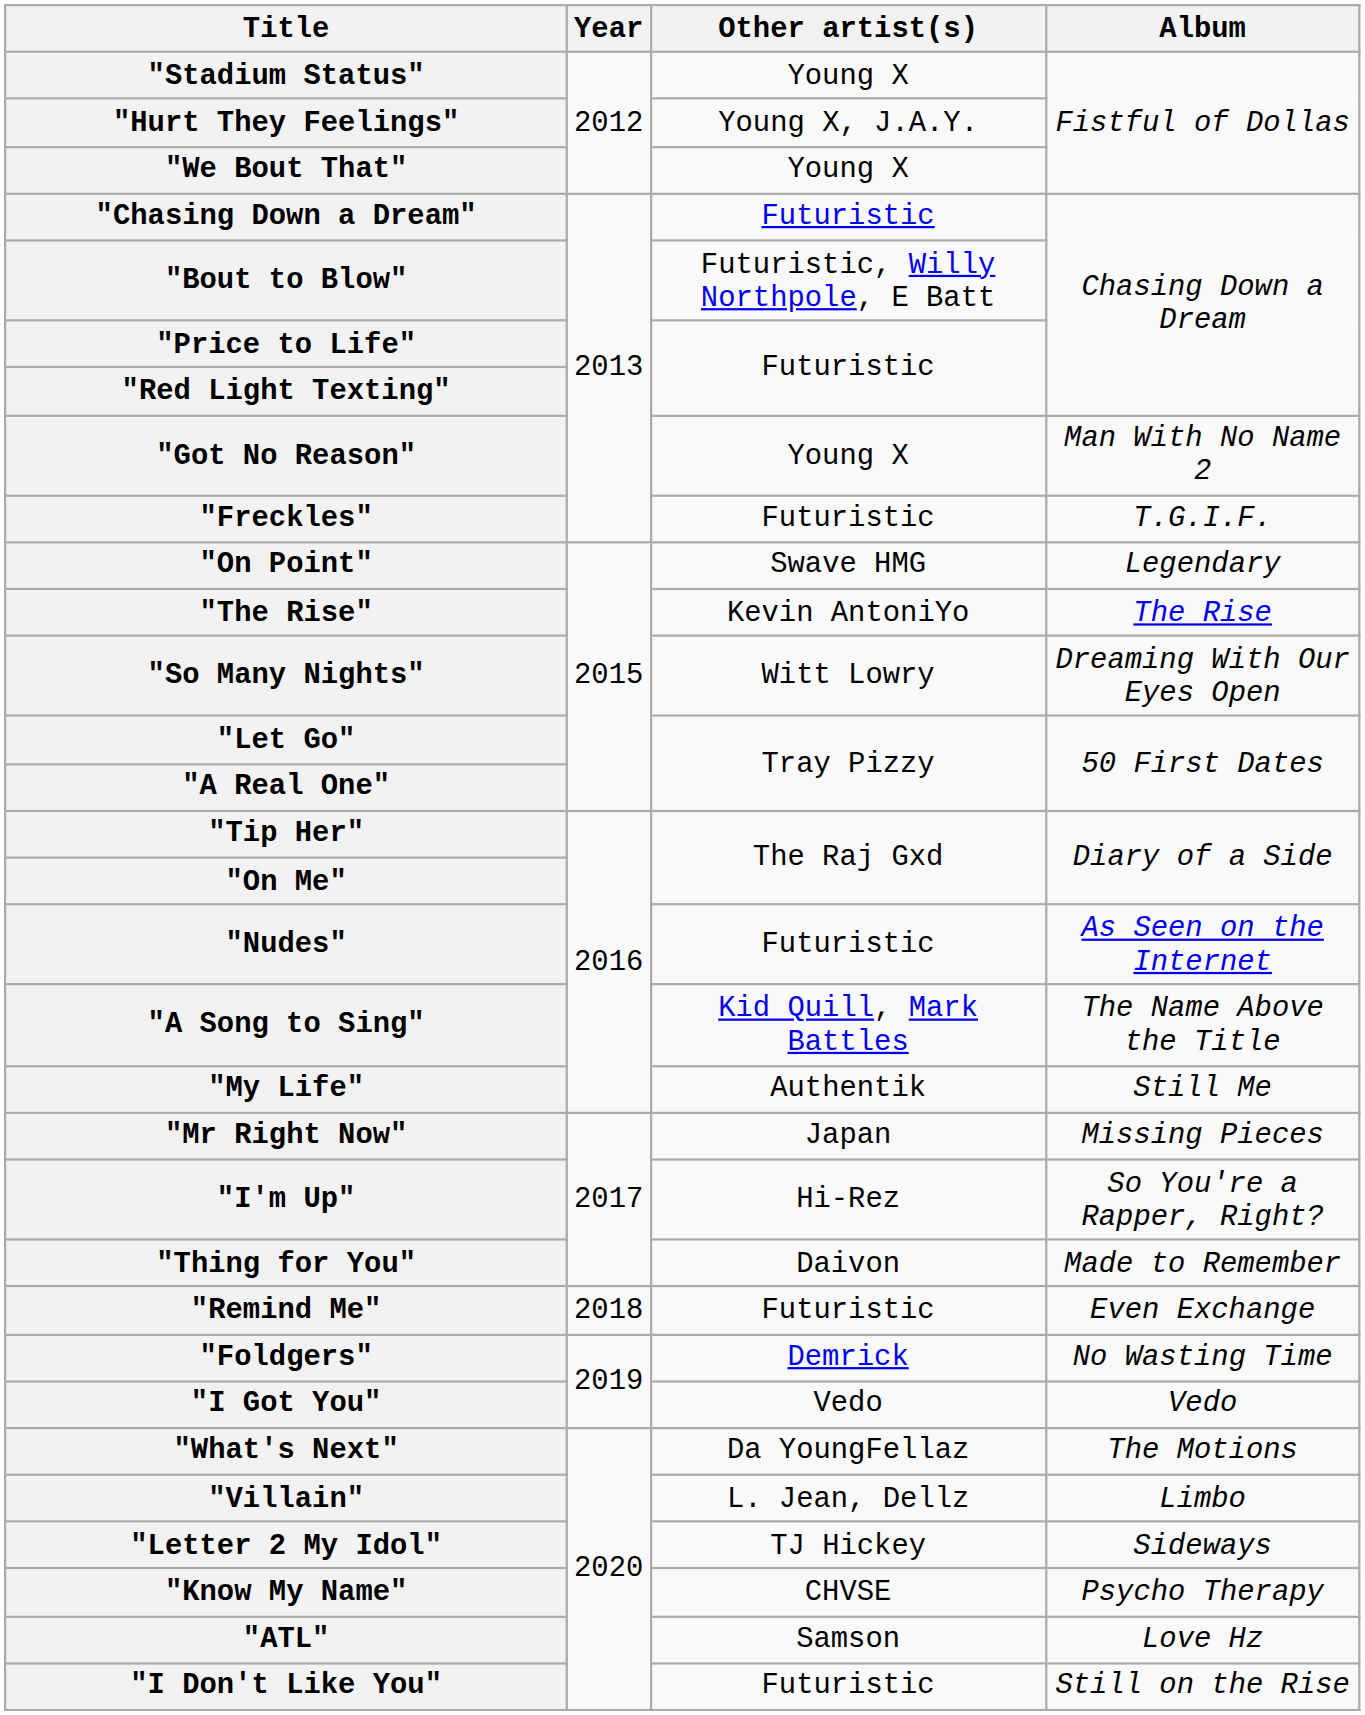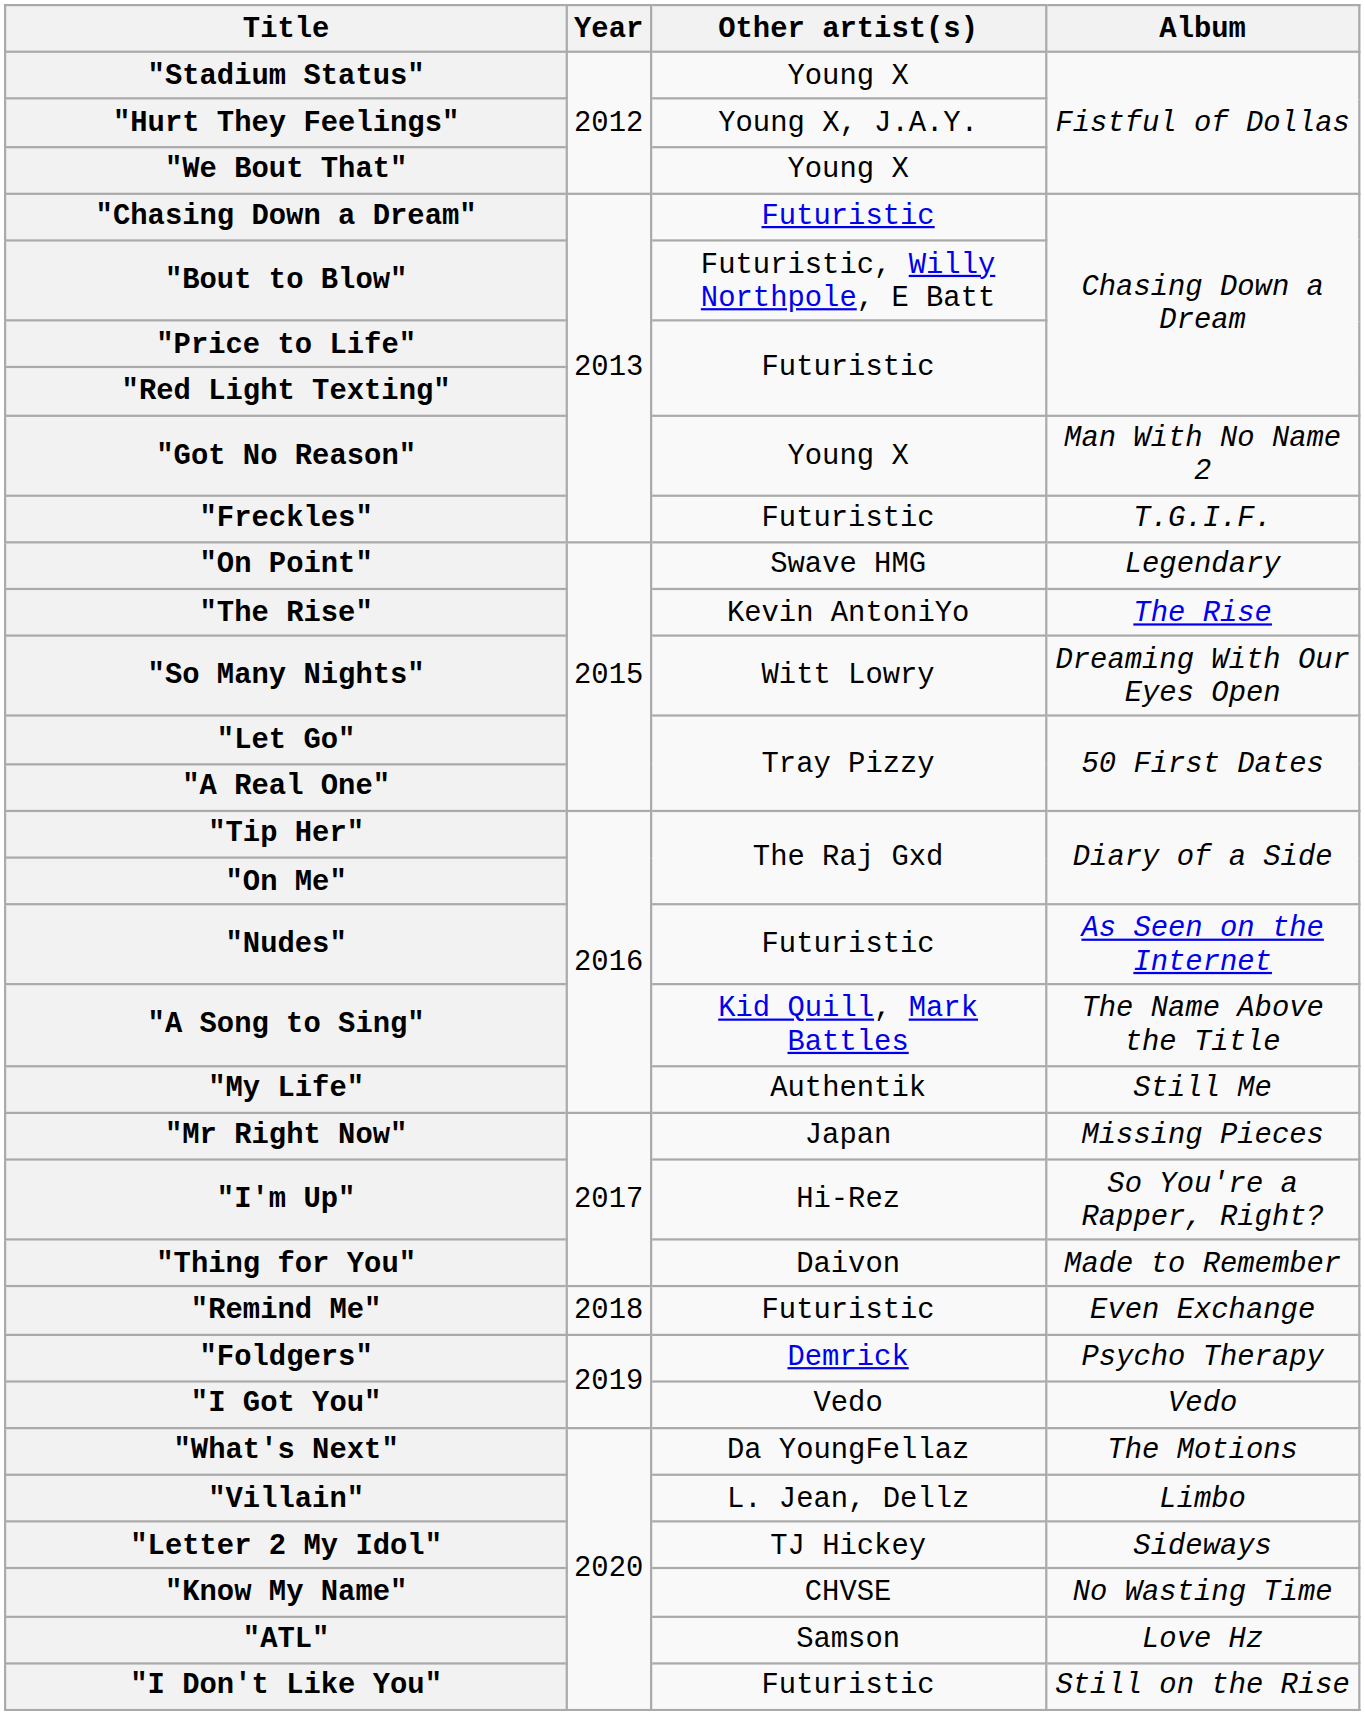(1203, 1357) No Wasting Time -> (1203, 1357) Psycho Therapy
(1203, 1592) Psycho Therapy -> (1203, 1592) No Wasting Time
